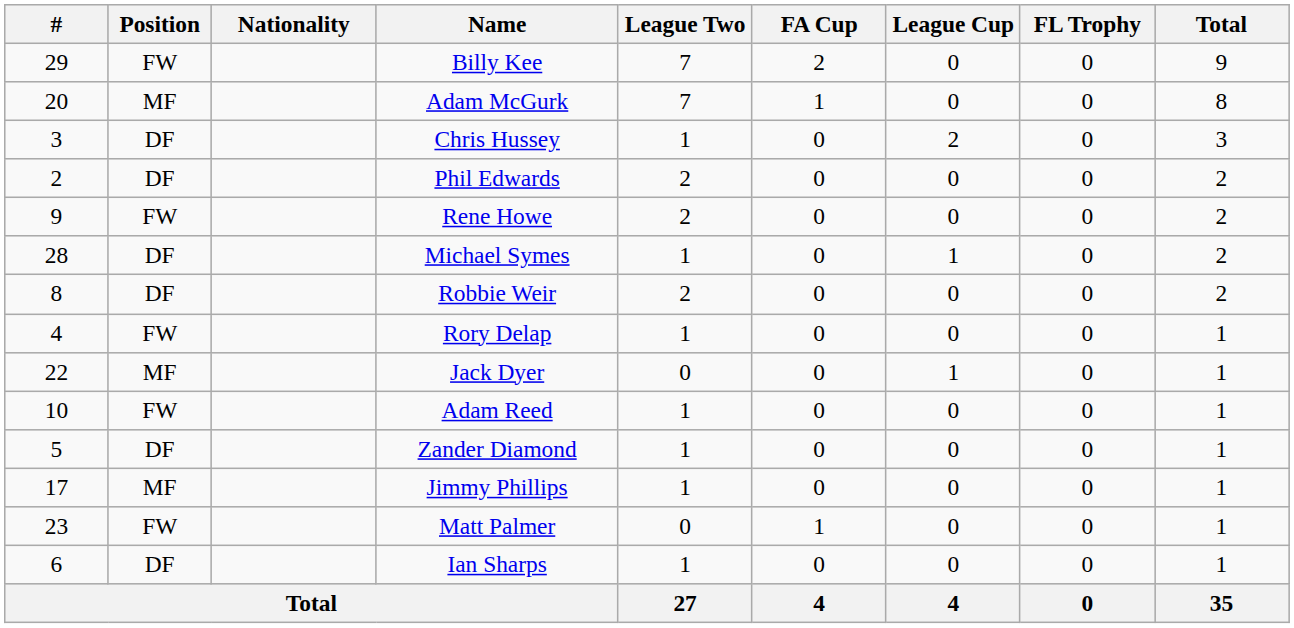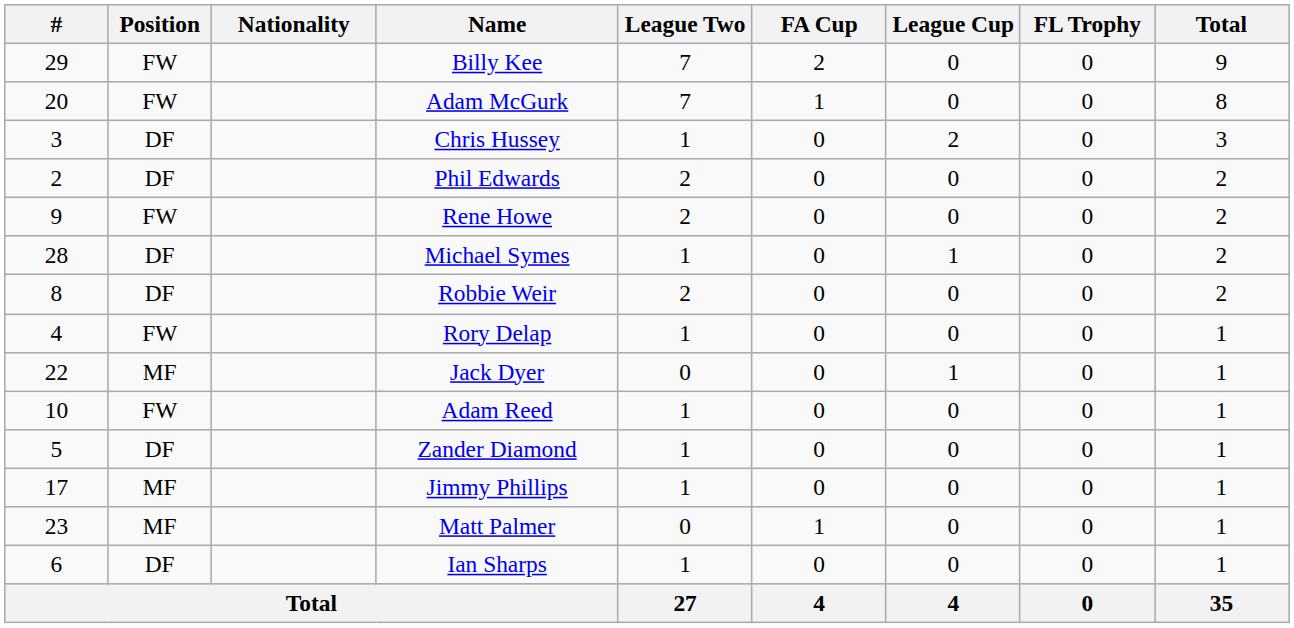(160, 101) MF -> (160, 101) FW
(160, 525) FW -> (160, 525) MF
